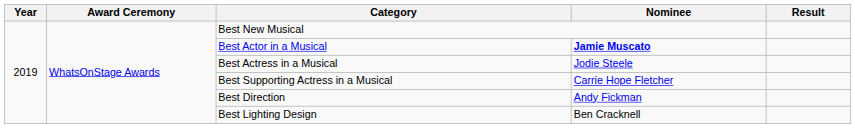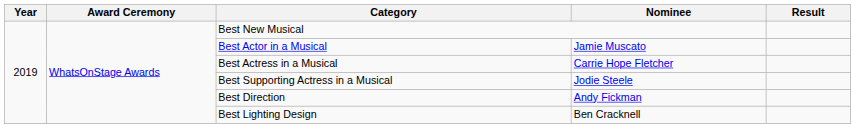(612, 47) bold -> (610, 47) normal
(603, 64) Jodie Steele -> (623, 64) Carrie Hope Fletcher
(623, 81) Carrie Hope Fletcher -> (603, 81) Jodie Steele
